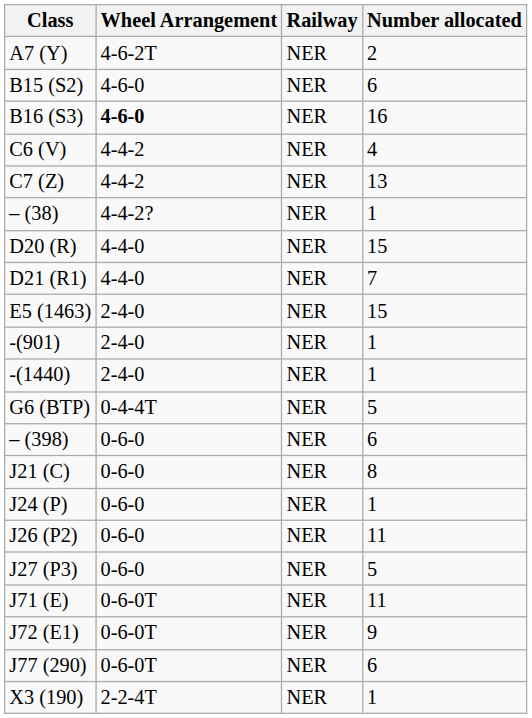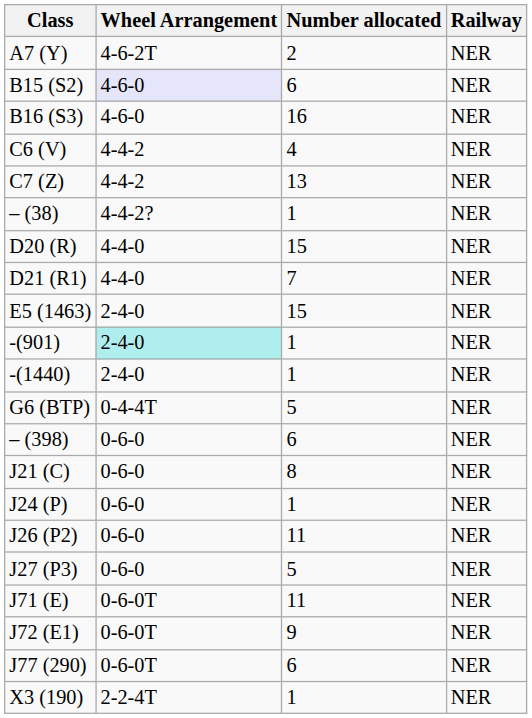columns swapped: (322, 20) <-> (444, 20)
(123, 85) no background -> (123, 85) lavender background
(123, 117) bold -> (123, 117) normal
(123, 342) no background -> (123, 342) paleturquoise background
